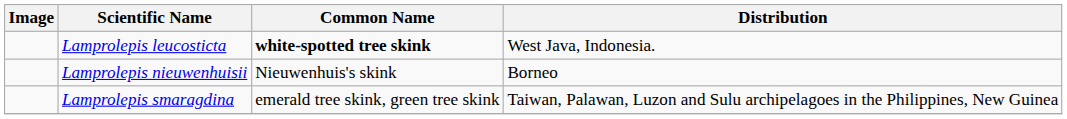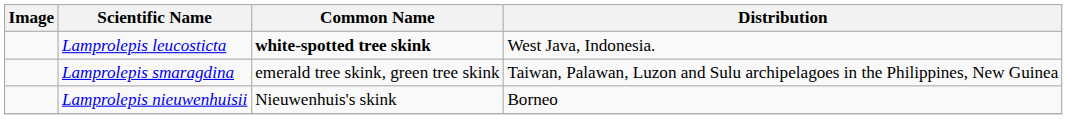rows swapped: (155, 72) <-> (148, 99)
